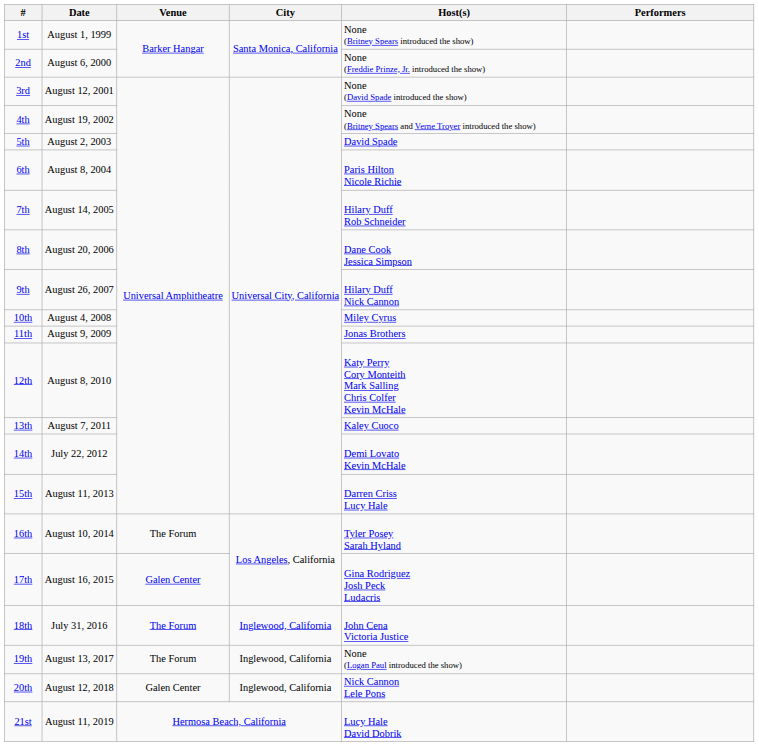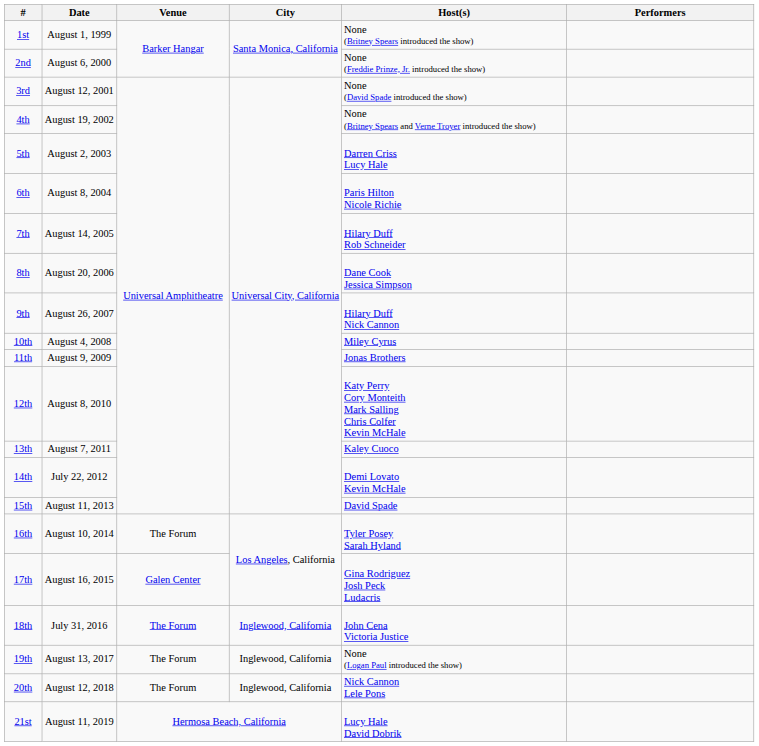(371, 142) David Spade -> (370, 159) Darren Criss Lucy Hale
(370, 500) Darren Criss Lucy Hale -> (371, 505) David Spade
(173, 687) Galen Center -> (173, 687) The Forum
